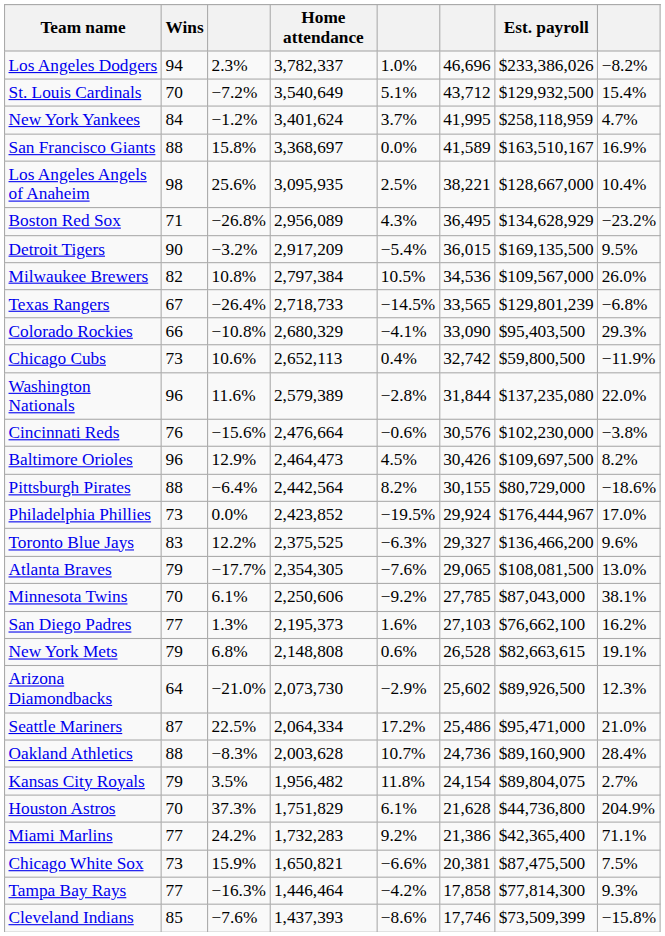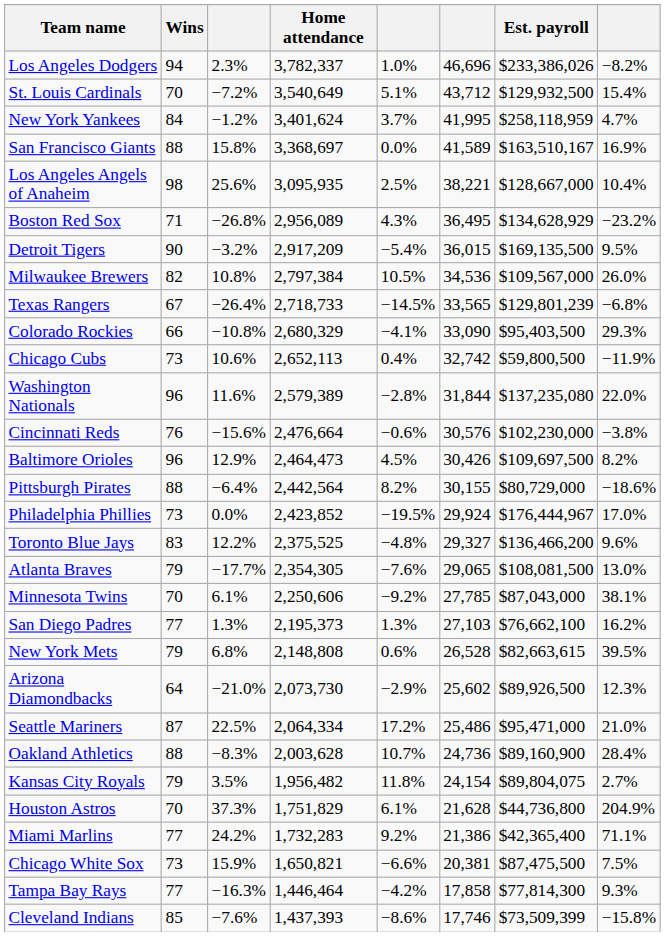(404, 542) −6.3% -> (404, 542) −4.8%
(399, 624) 1.6% -> (399, 624) 1.3%
(624, 652) 19.1% -> (624, 652) 39.5%
